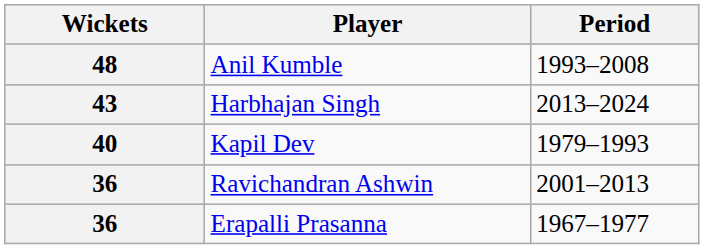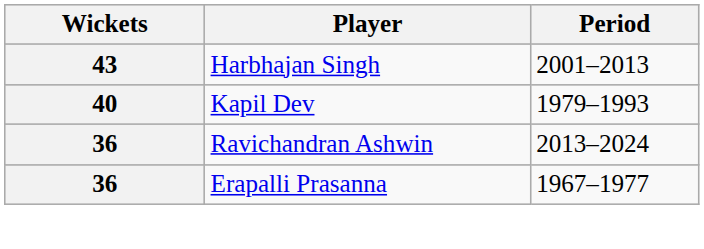- row: (276, 64)
(593, 104) 2013–2024 -> (593, 64) 2001–2013
(593, 183) 2001–2013 -> (593, 143) 2013–2024
